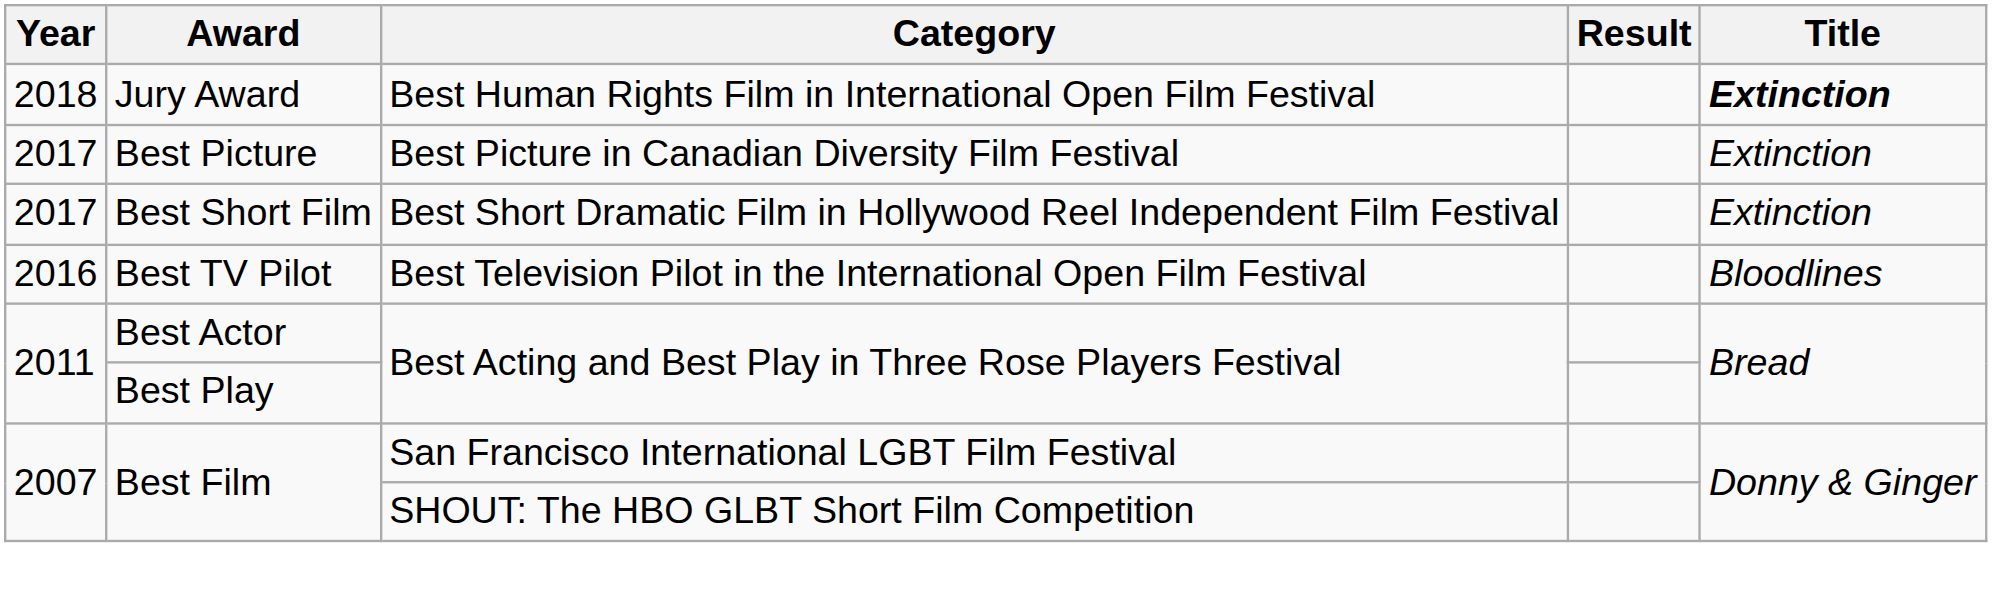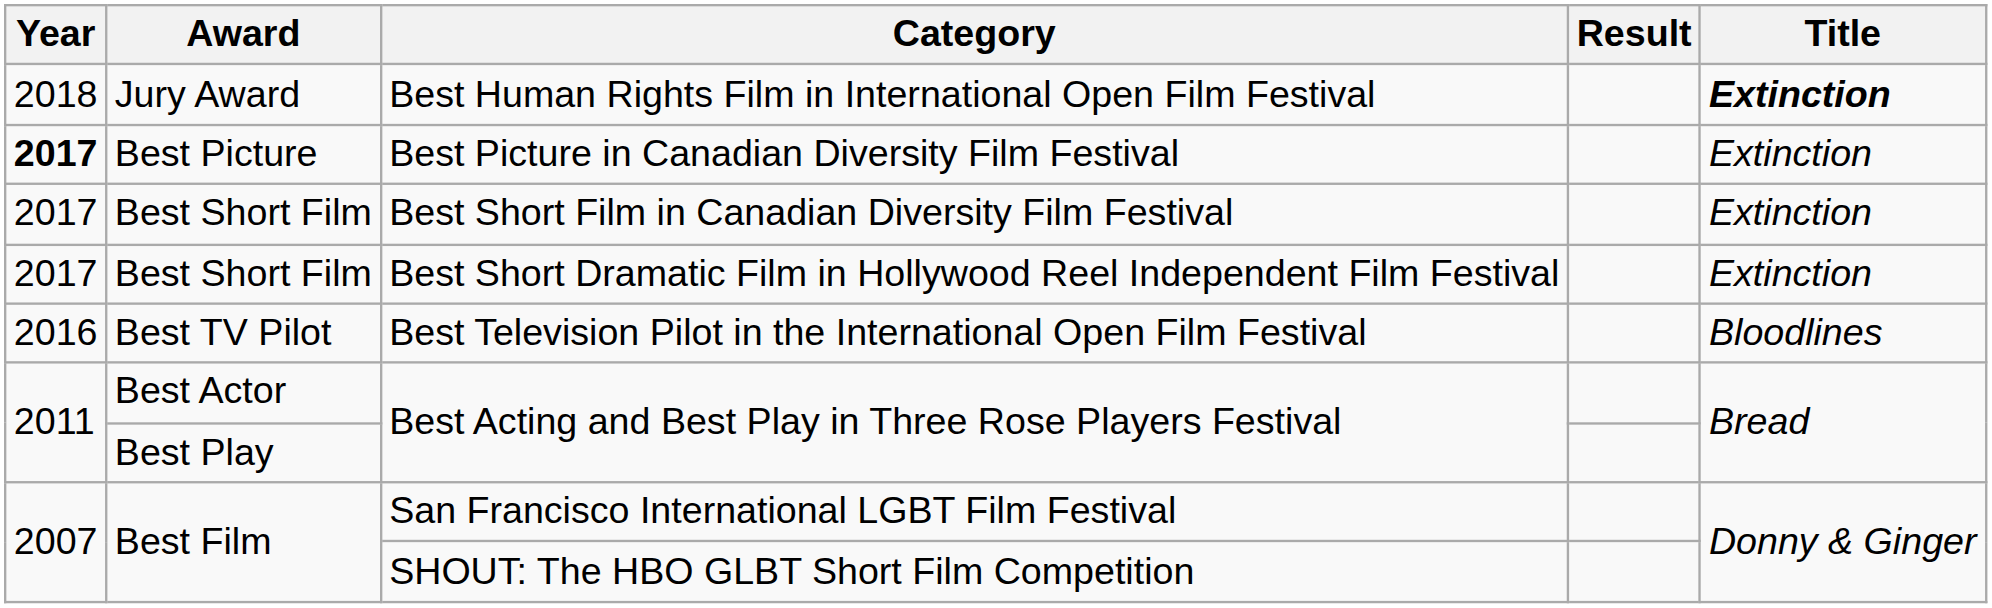(56, 153) normal -> (56, 153) bold
+ row: (243, 213)
